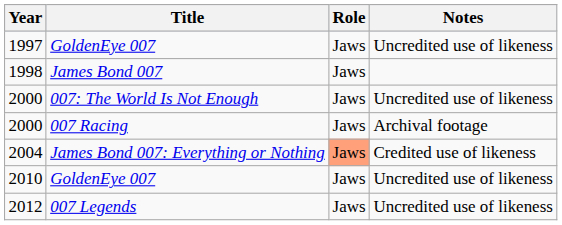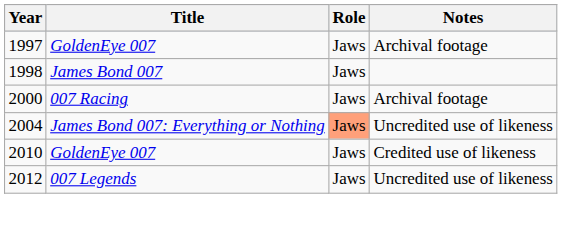(463, 44) Uncredited use of likeness -> (431, 44) Archival footage
- row: (25, 98)
(455, 152) Credited use of likeness -> (463, 125) Uncredited use of likeness
(463, 179) Uncredited use of likeness -> (455, 152) Credited use of likeness
